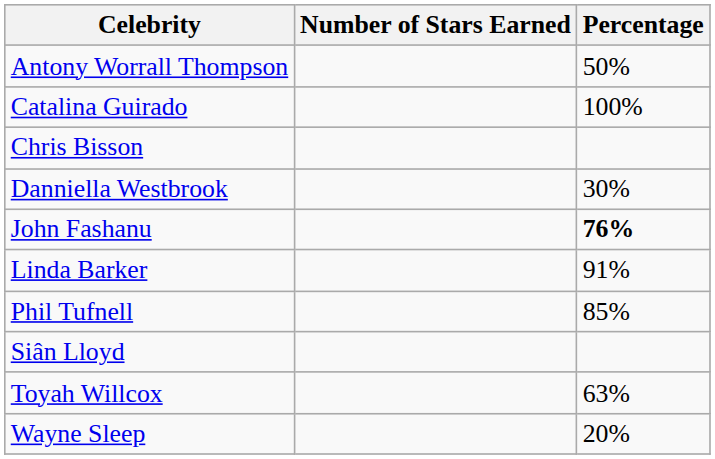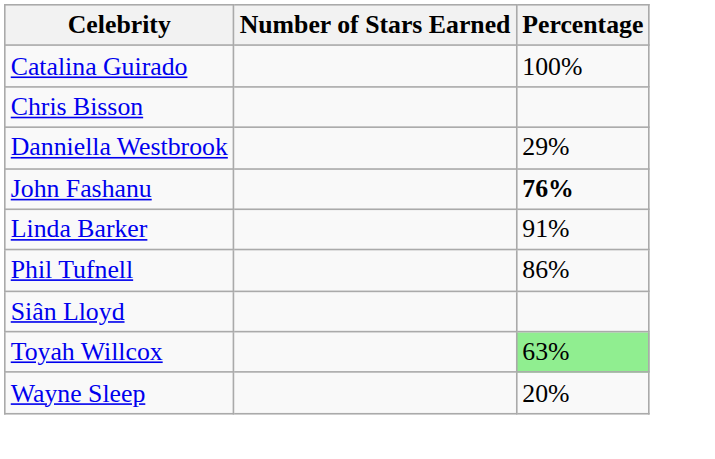- row: (149, 65)
(606, 188) 30% -> (546, 147) 29%
(606, 310) 85% -> (546, 270) 86%
(606, 392) no background -> (546, 351) lightgreen background
